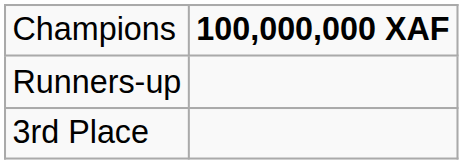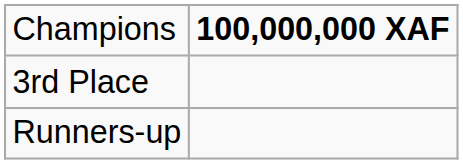rows swapped: (97, 81) <-> (81, 132)
